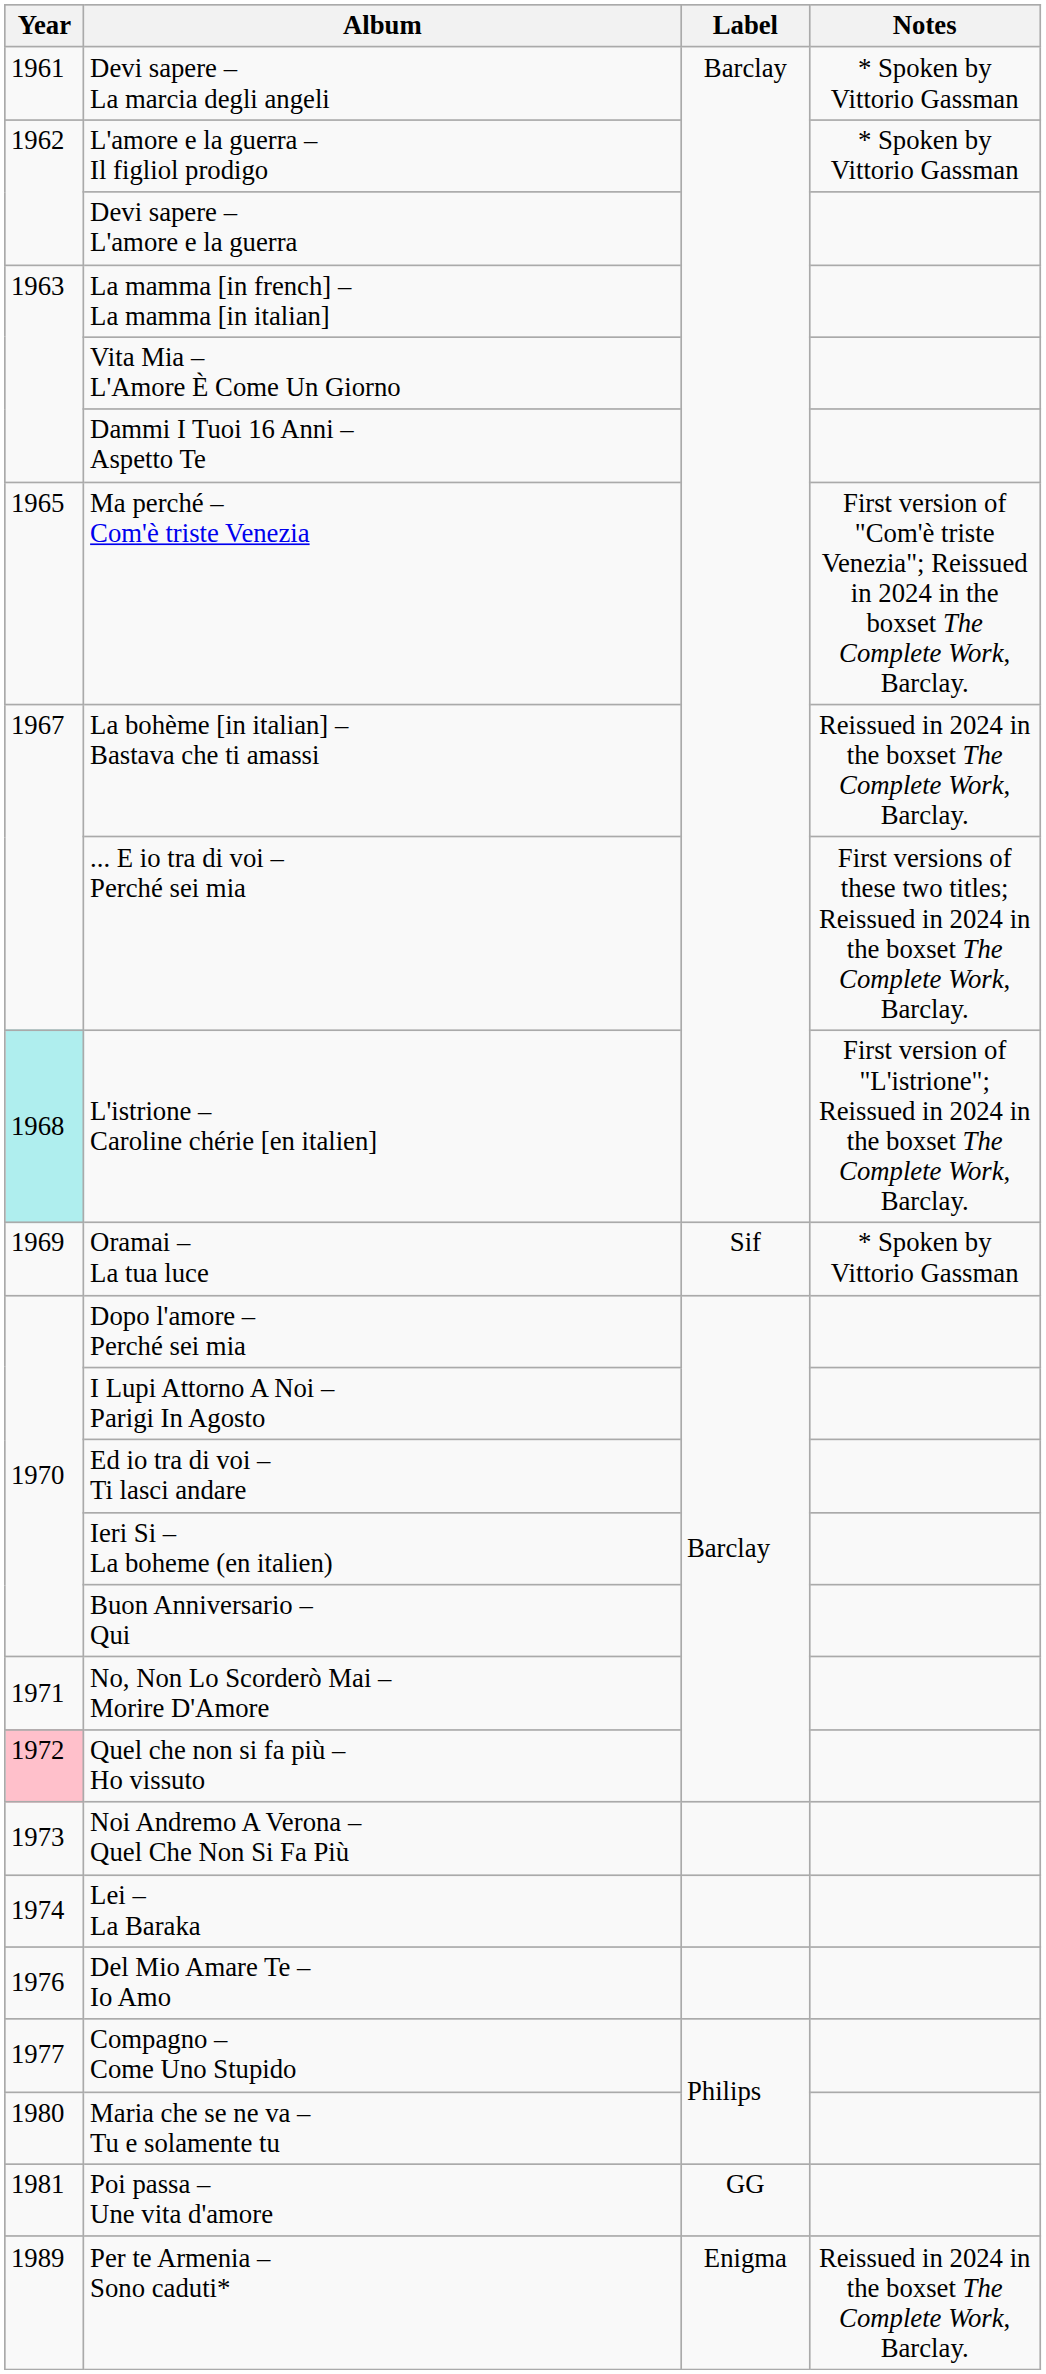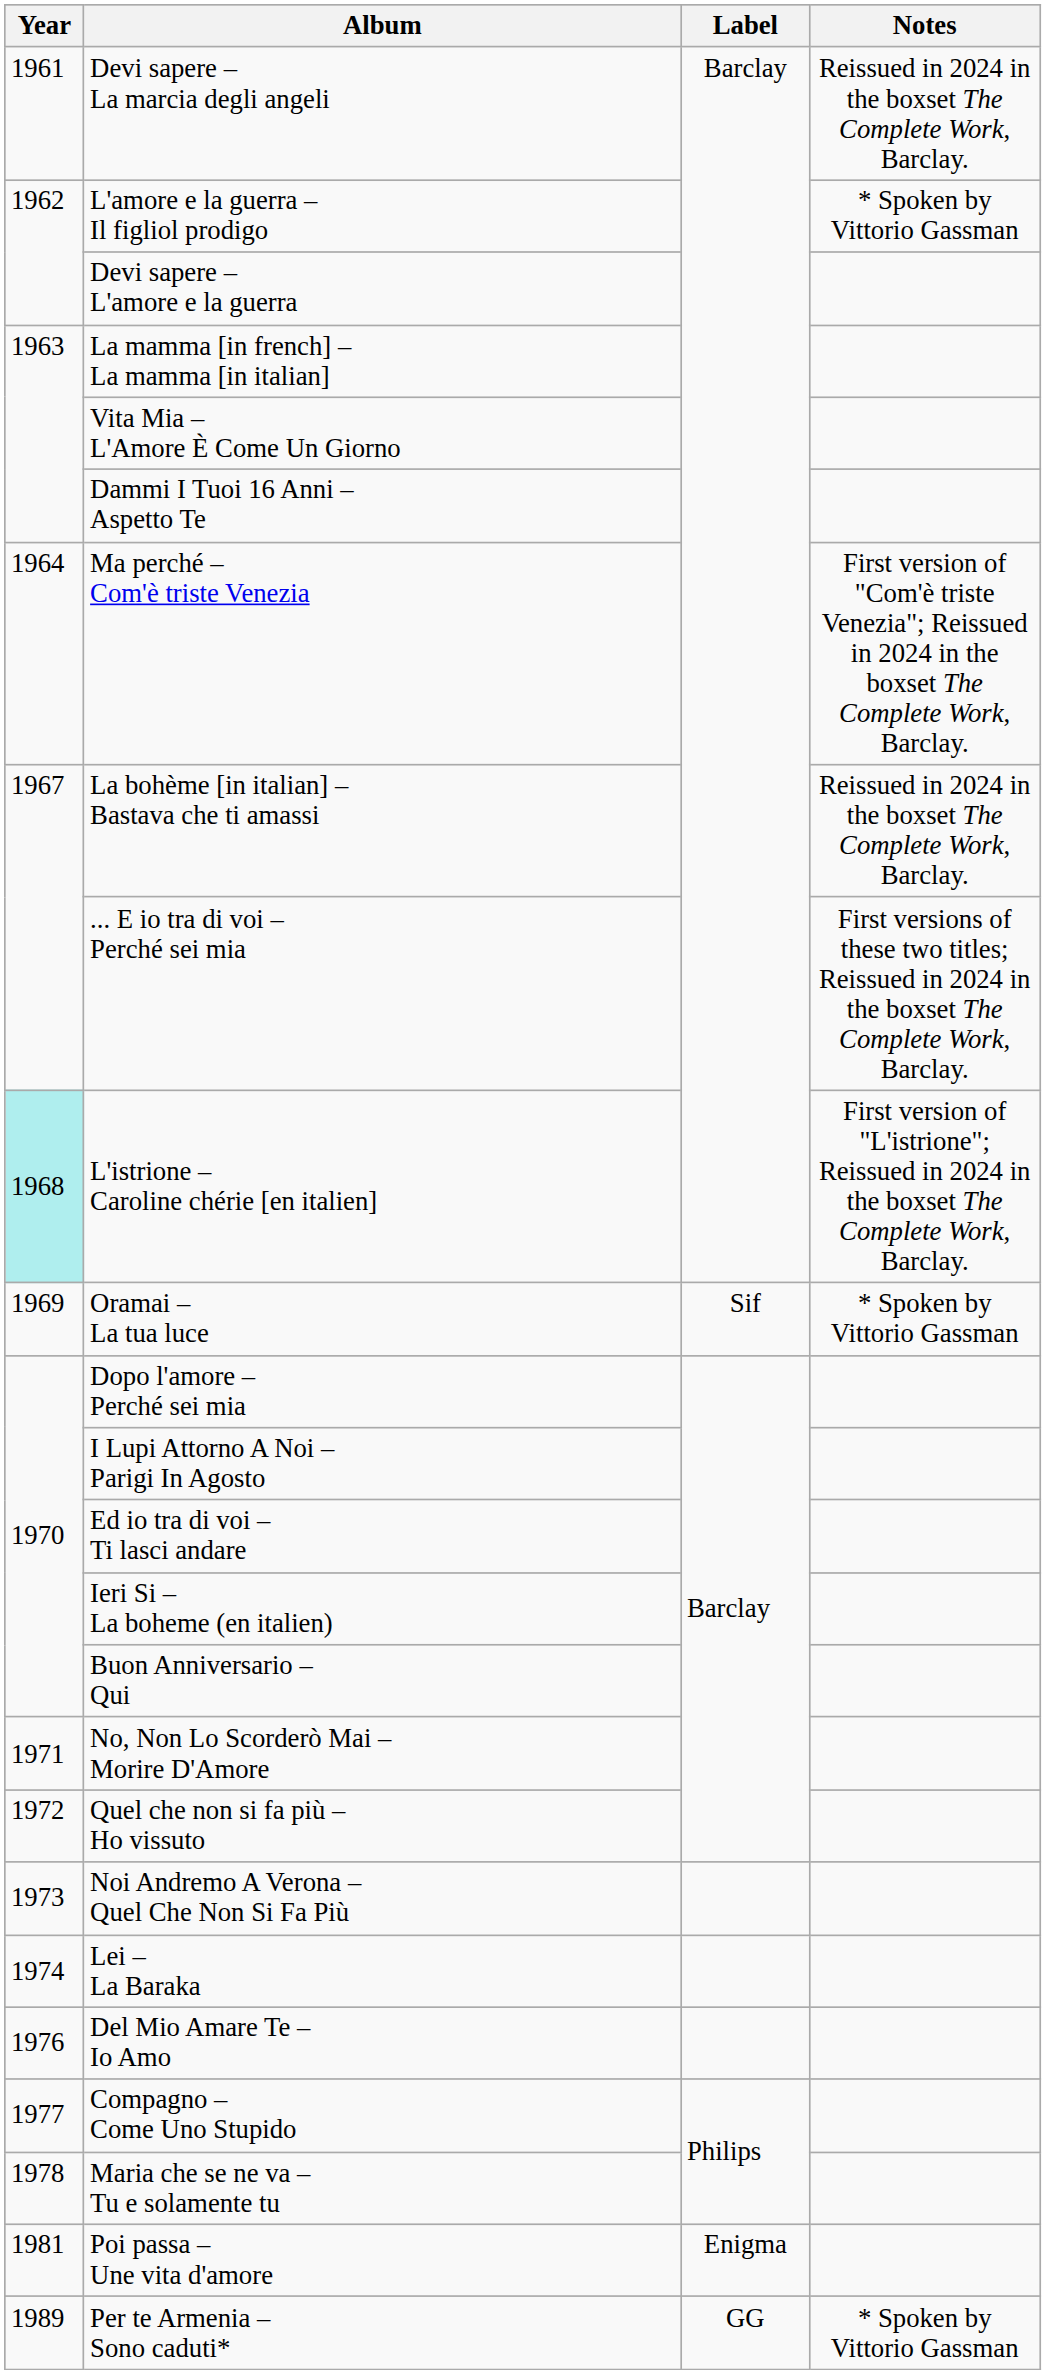(925, 83) * Spoken by Vittorio Gassman -> (925, 113) Reissued in 2024 in the boxset The Complete Work, Barclay.
(38, 502) 1965 -> (38, 562) 1964
(38, 1750) pink background -> (38, 1810) no background
(38, 2112) 1980 -> (38, 2172) 1978
(745, 2184) GG -> (745, 2245) Enigma
(745, 2257) Enigma -> (745, 2317) GG
(925, 2302) Reissued in 2024 in the boxset The Complete Work, Barclay. -> (925, 2332) * Spoken by Vittorio Gassman
